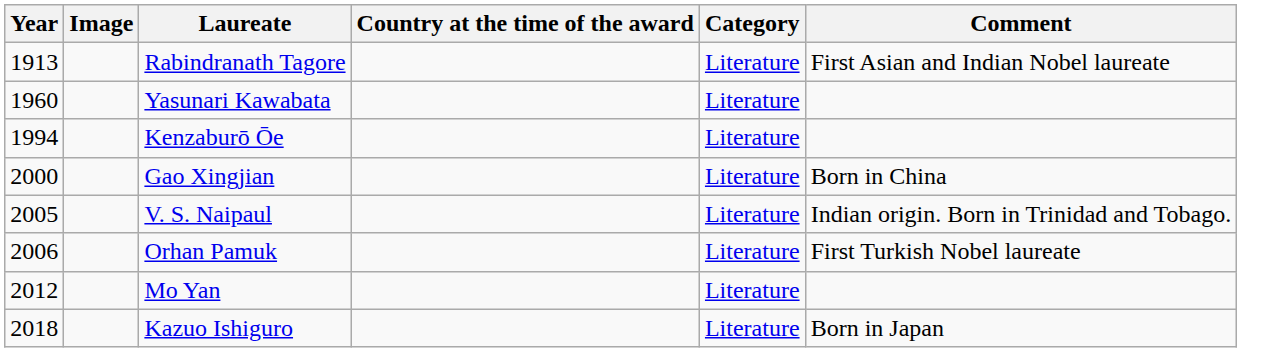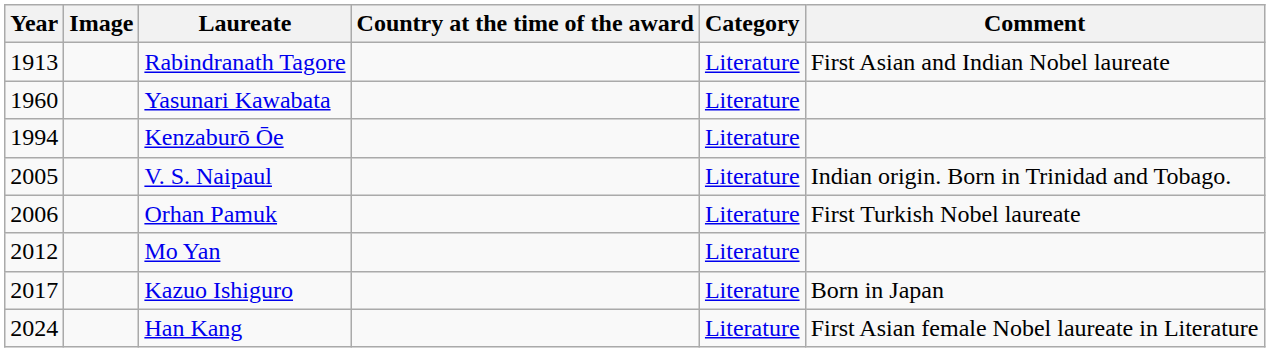- row: (209, 175)
(34, 328) 2018 -> (34, 289) 2017
+ row: (193, 328)
